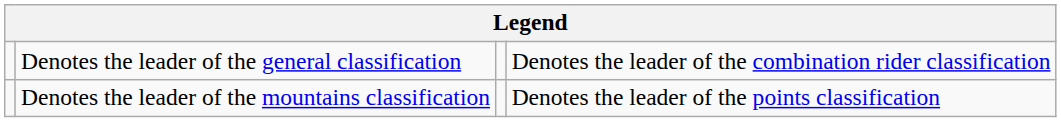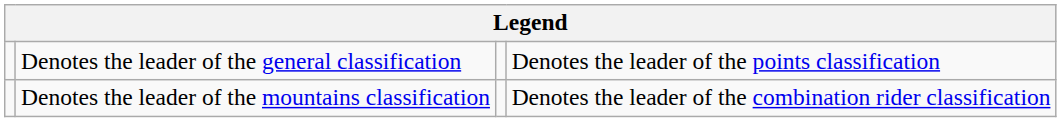(781, 60) Denotes the leader of the combination rider classification -> (726, 60) Denotes the leader of the points classification
(726, 97) Denotes the leader of the points classification -> (781, 97) Denotes the leader of the combination rider classification
